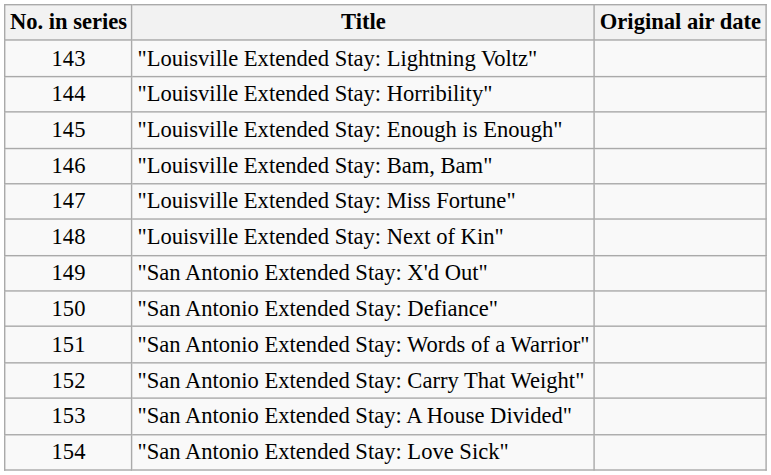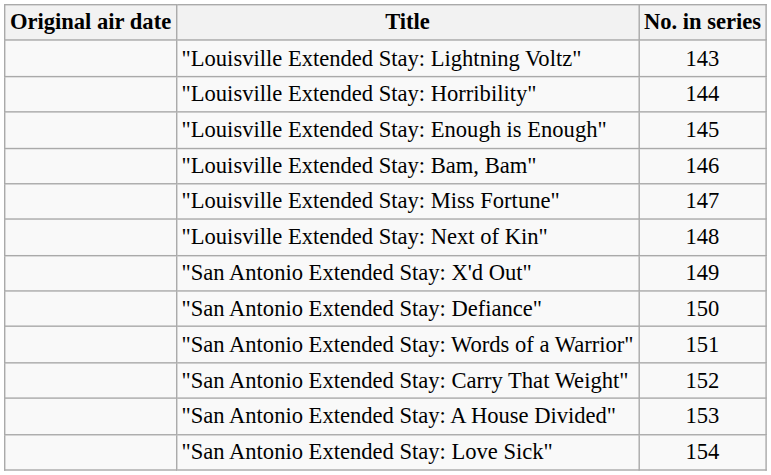columns swapped: (68, 22) <-> (680, 22)
